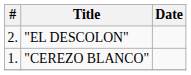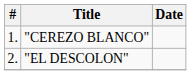rows swapped: (87, 59) <-> (76, 37)
